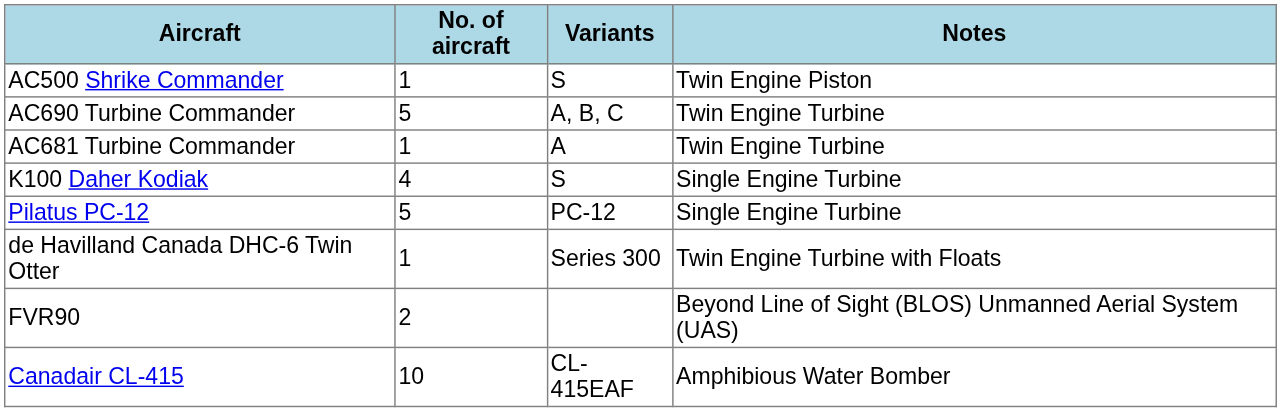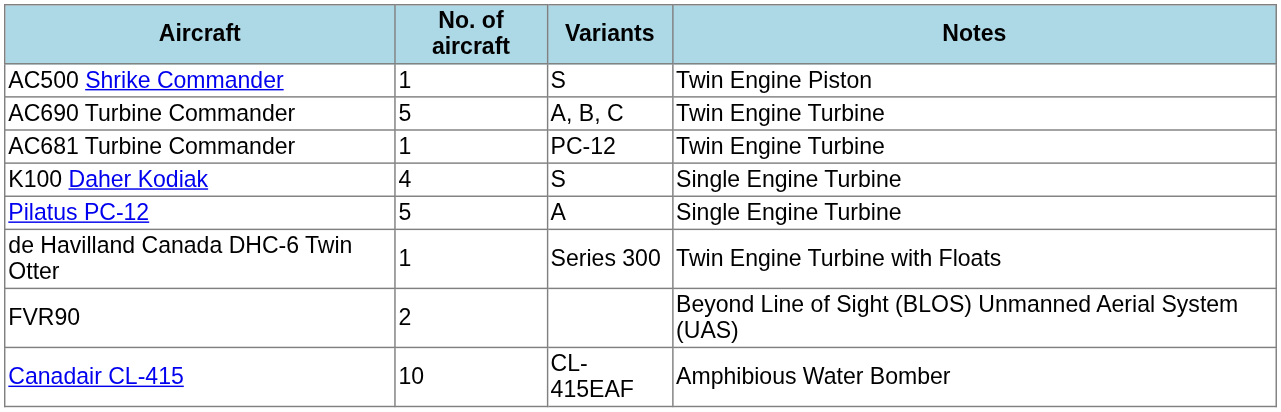(558, 146) A -> (583, 146) PC-12
(583, 212) PC-12 -> (558, 212) A
